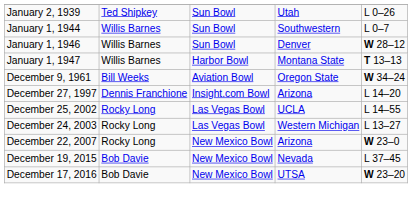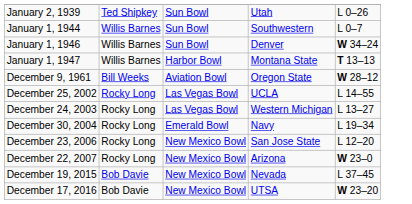(385, 45) W 28–12 -> (358, 45) W 34–24
(385, 77) W 34–24 -> (358, 77) W 28–12
- row: (52, 93)
+ row: (52, 126)
+ row: (52, 142)
